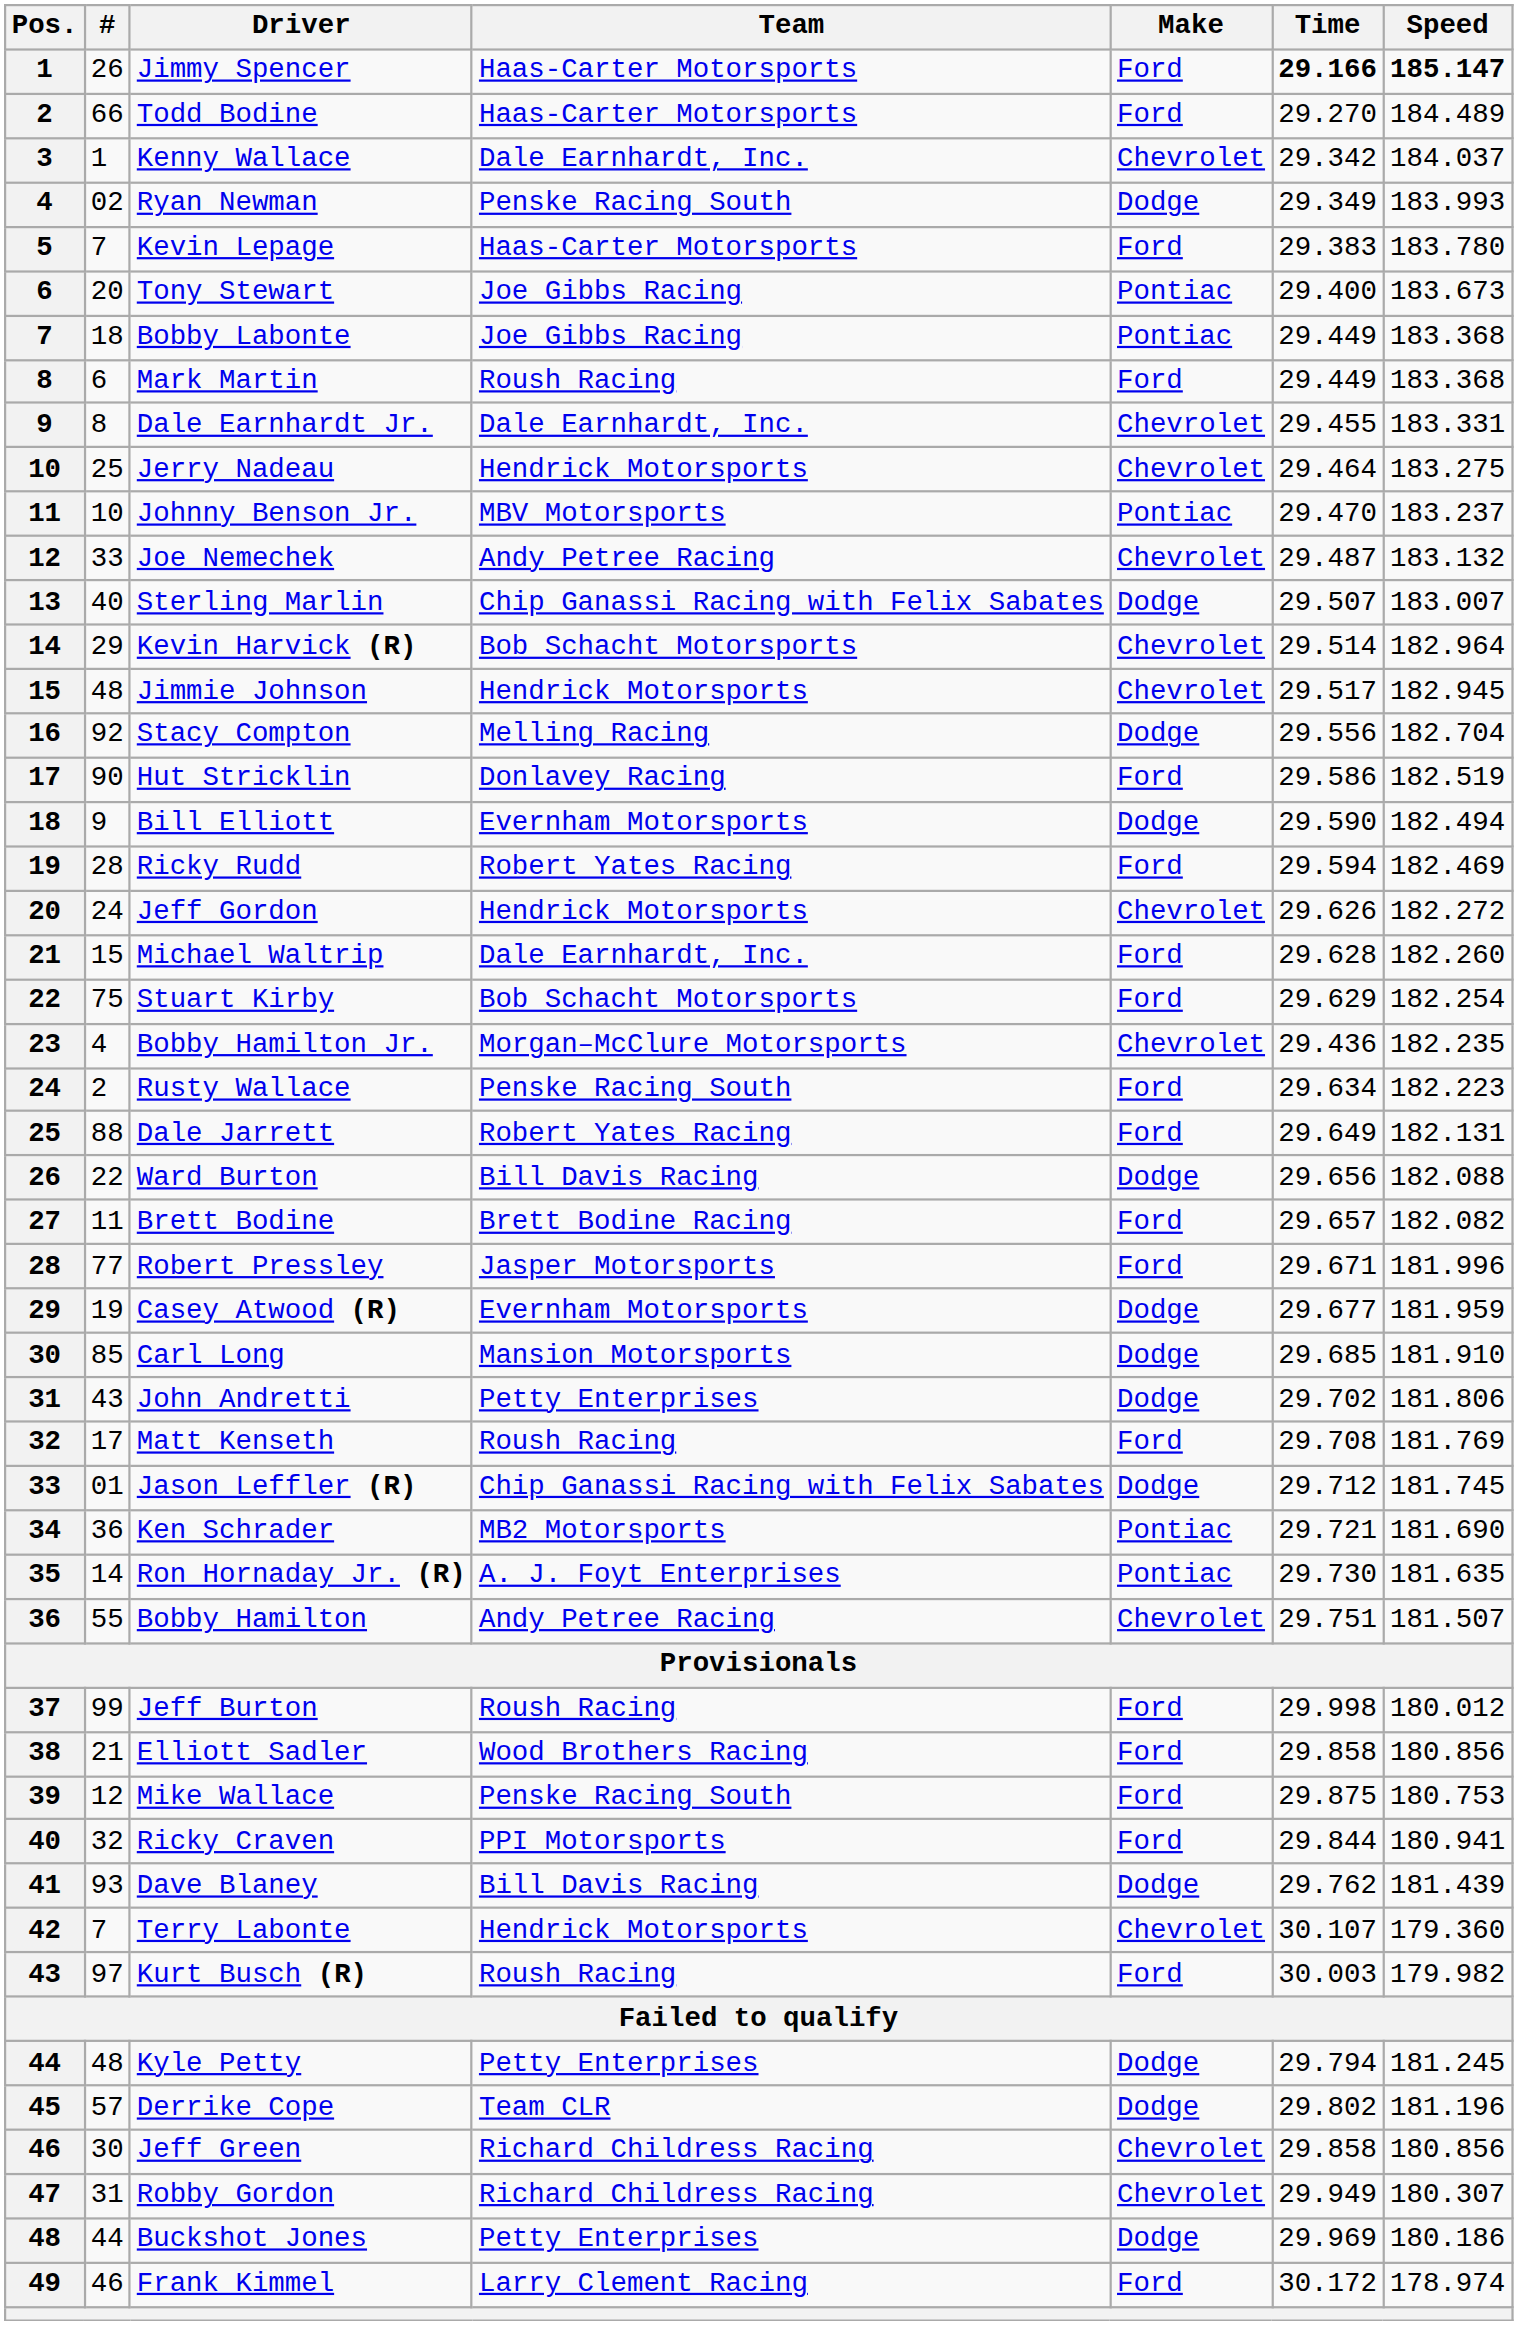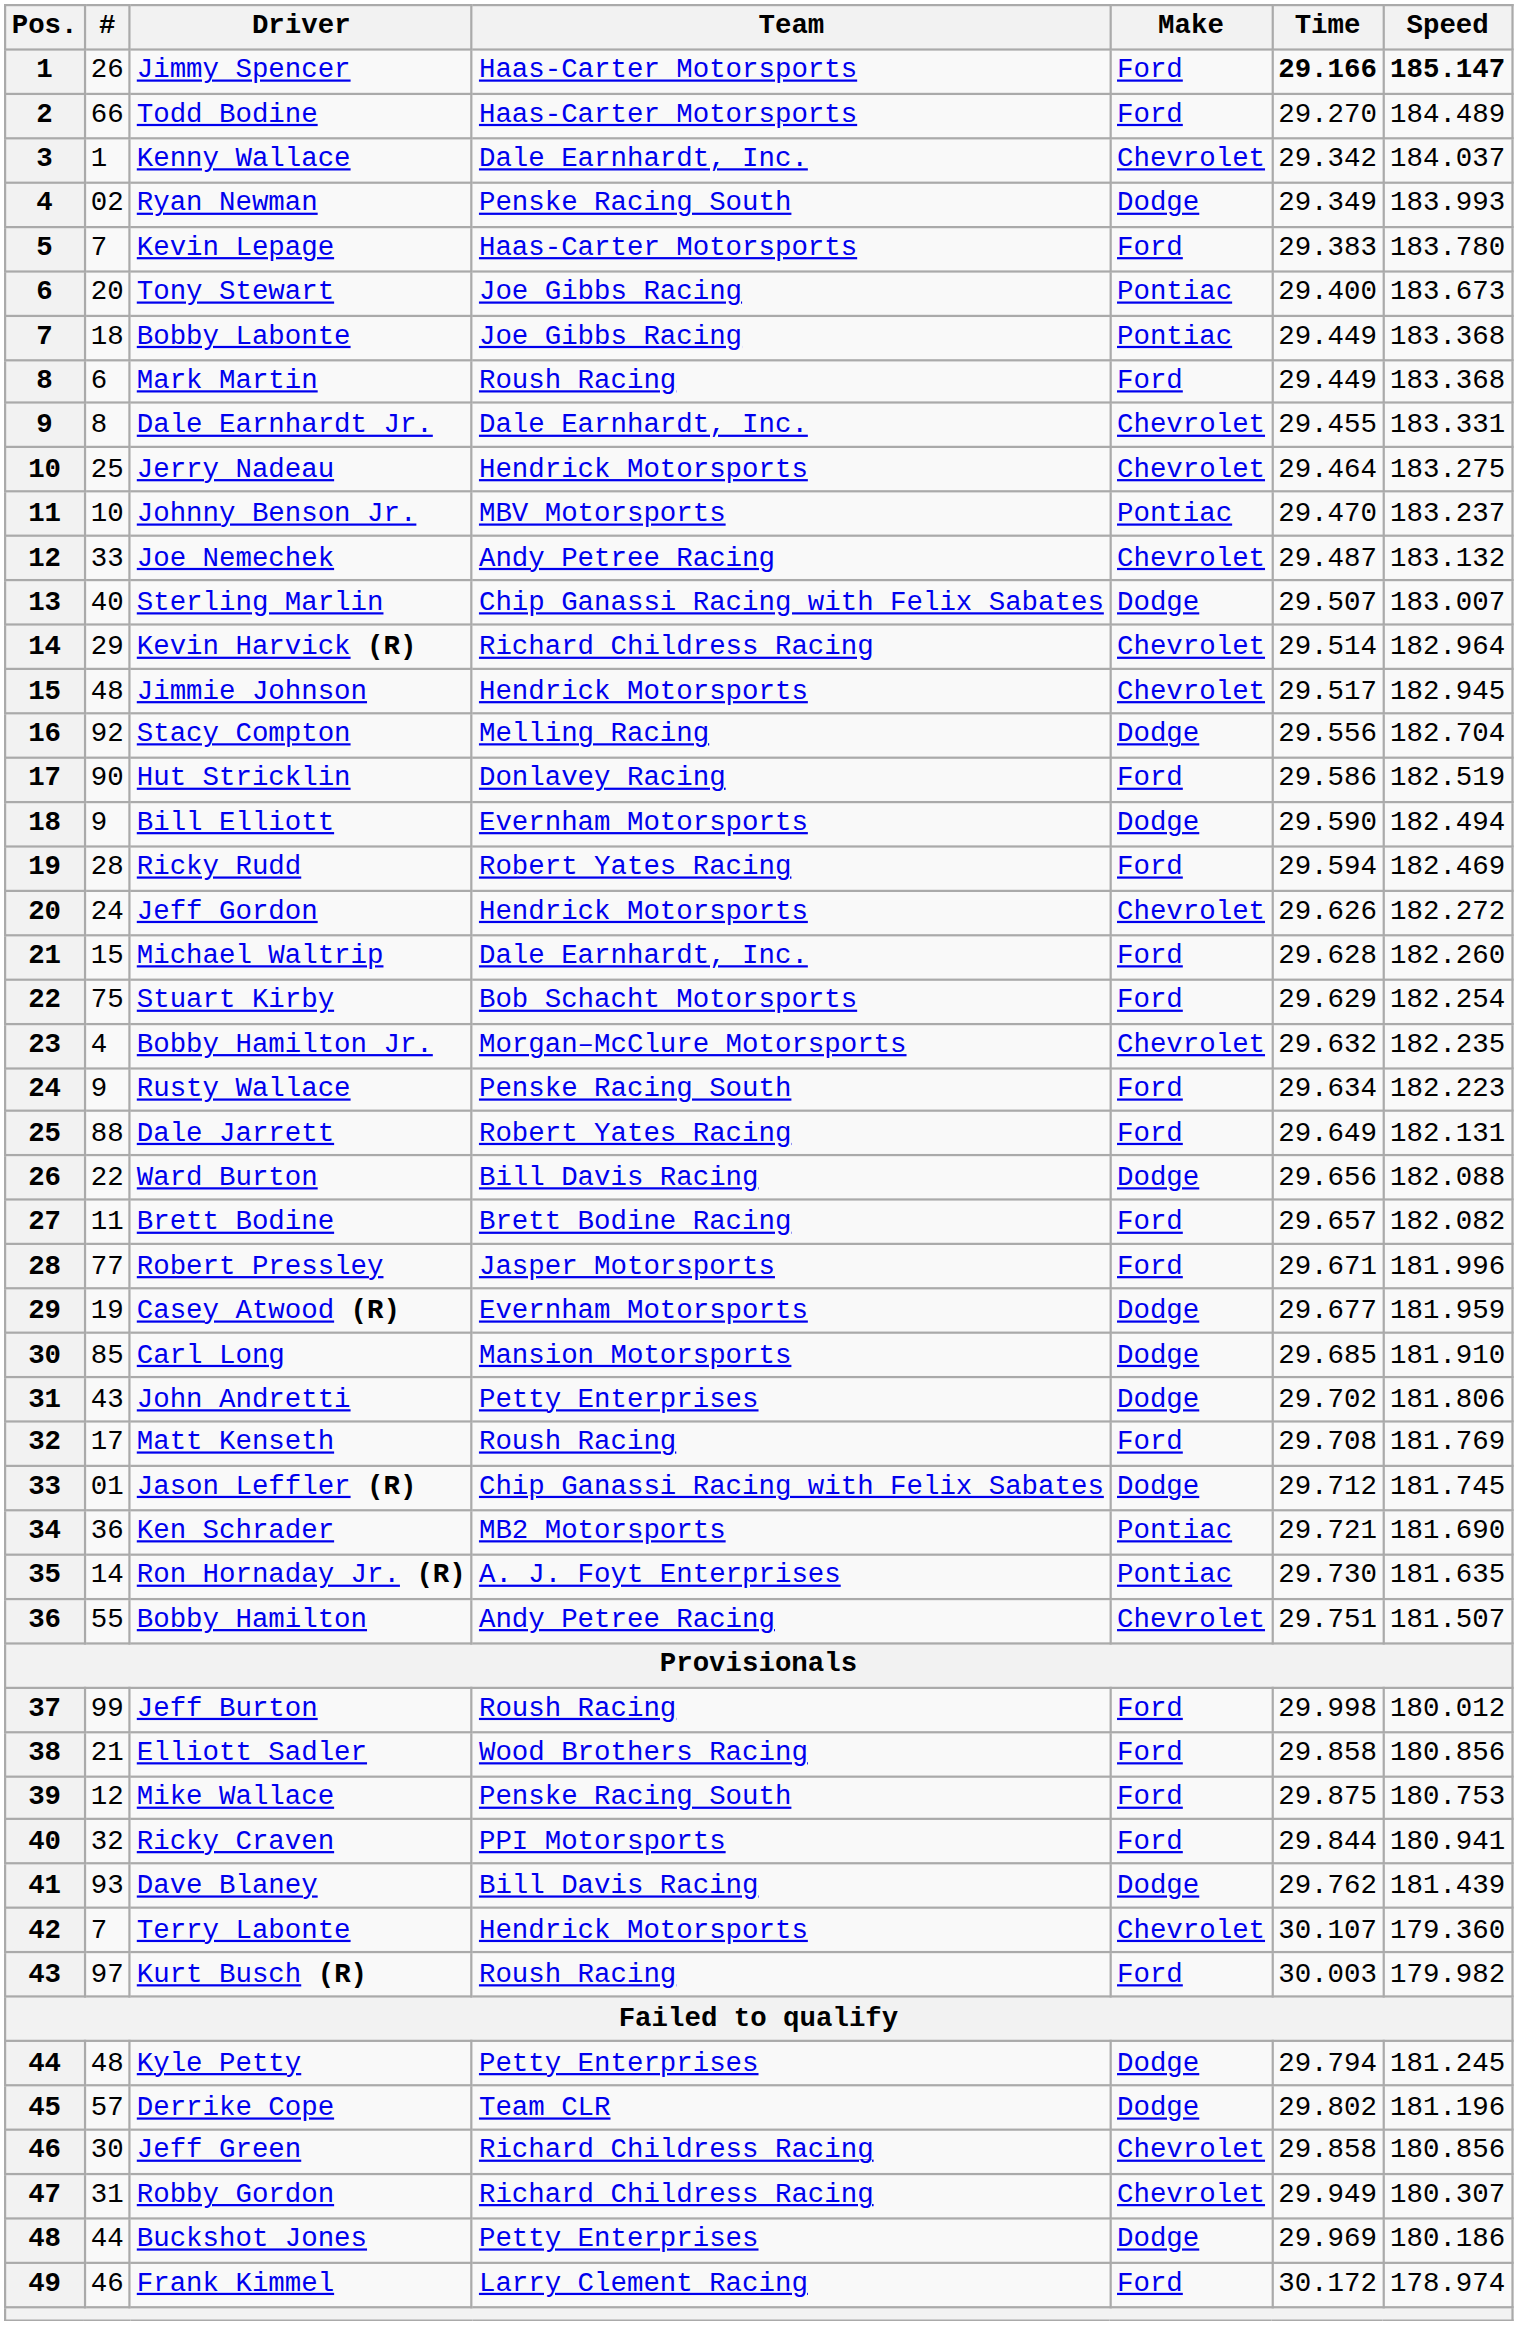(668, 647) Bob Schacht Motorsports -> (676, 647) Richard Childress Racing
(1328, 1046) 29.436 -> (1328, 1046) 29.632
(99, 1090) 2 -> (99, 1090) 9
